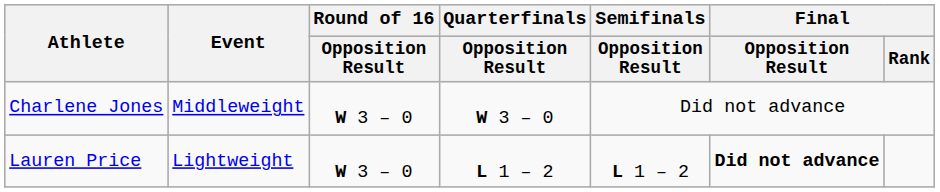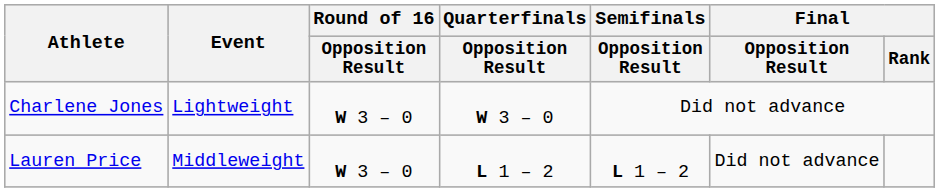(238, 108) Middleweight -> (233, 108) Lightweight
(233, 161) Lightweight -> (238, 161) Middleweight
(797, 161) bold -> (797, 161) normal
